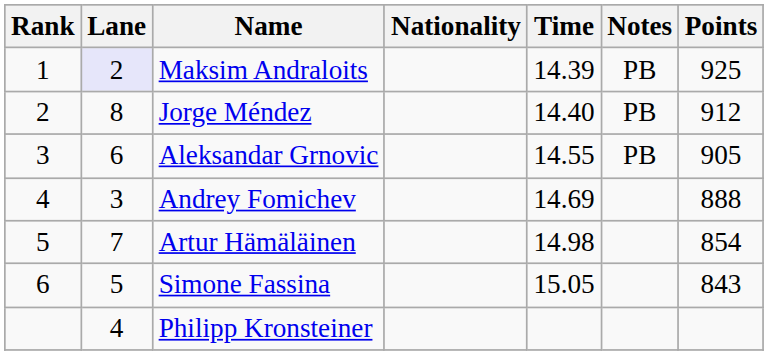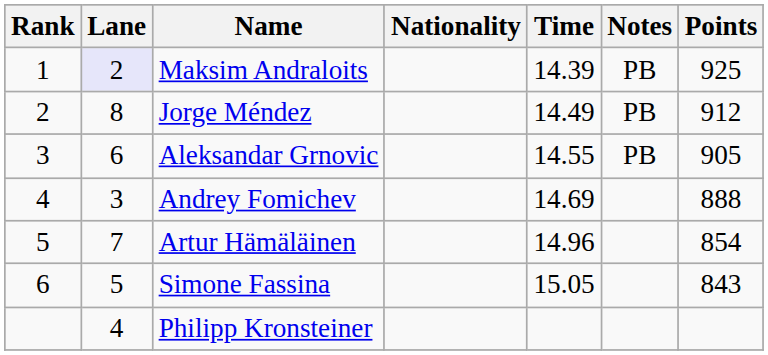(564, 112) 14.40 -> (564, 112) 14.49
(564, 241) 14.98 -> (564, 241) 14.96
